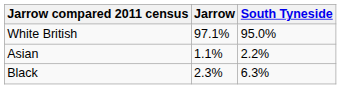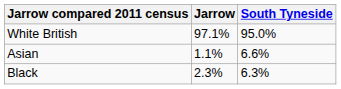(255, 53) 2.2% -> (255, 53) 6.6%
